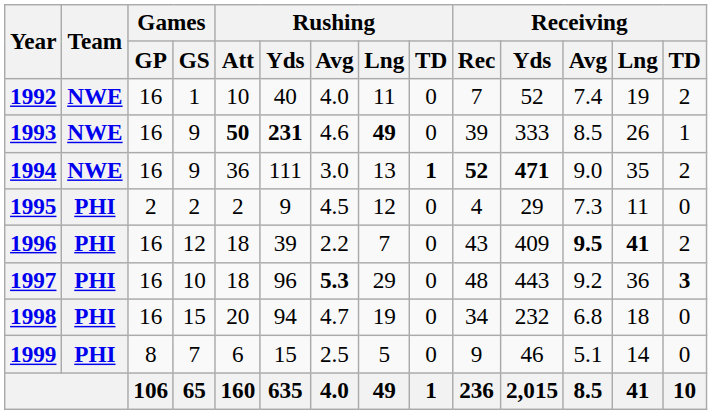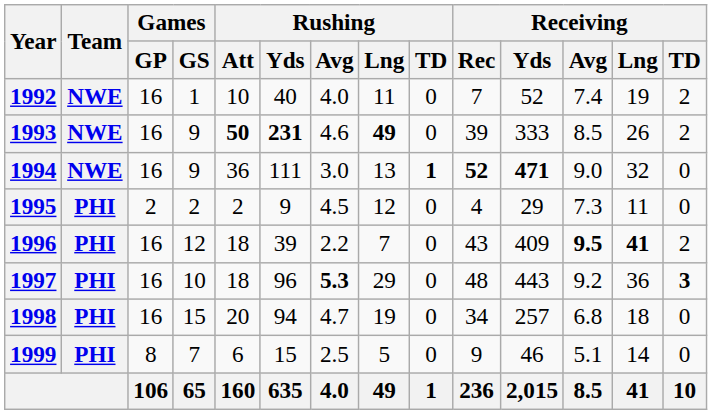(685, 133) 1 -> (685, 133) 2
(638, 170) 35 -> (638, 170) 32
(685, 170) 2 -> (685, 170) 0
(532, 317) 232 -> (532, 317) 257
